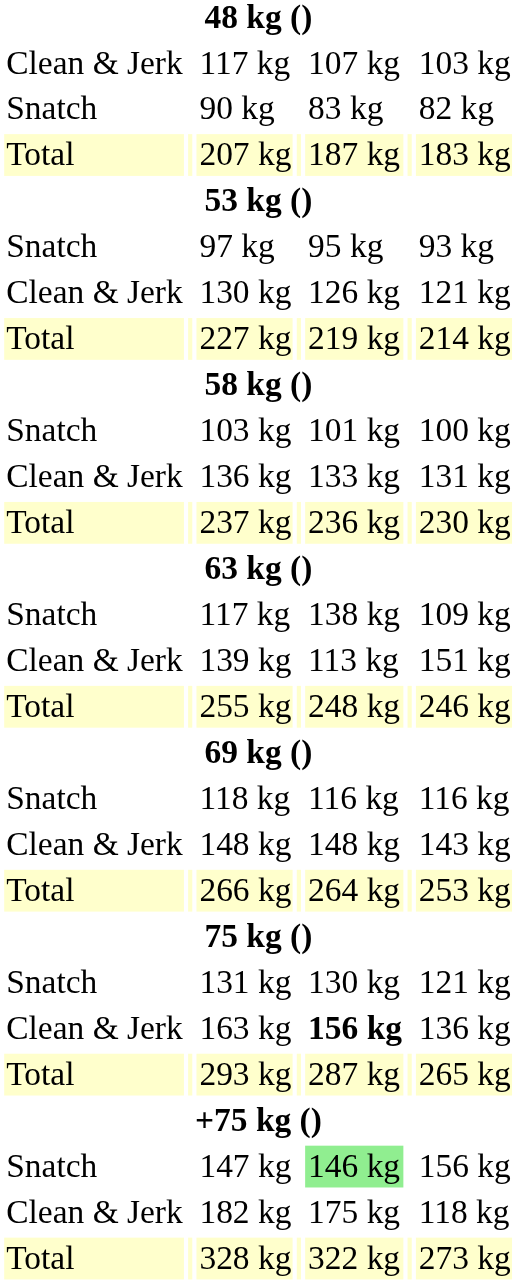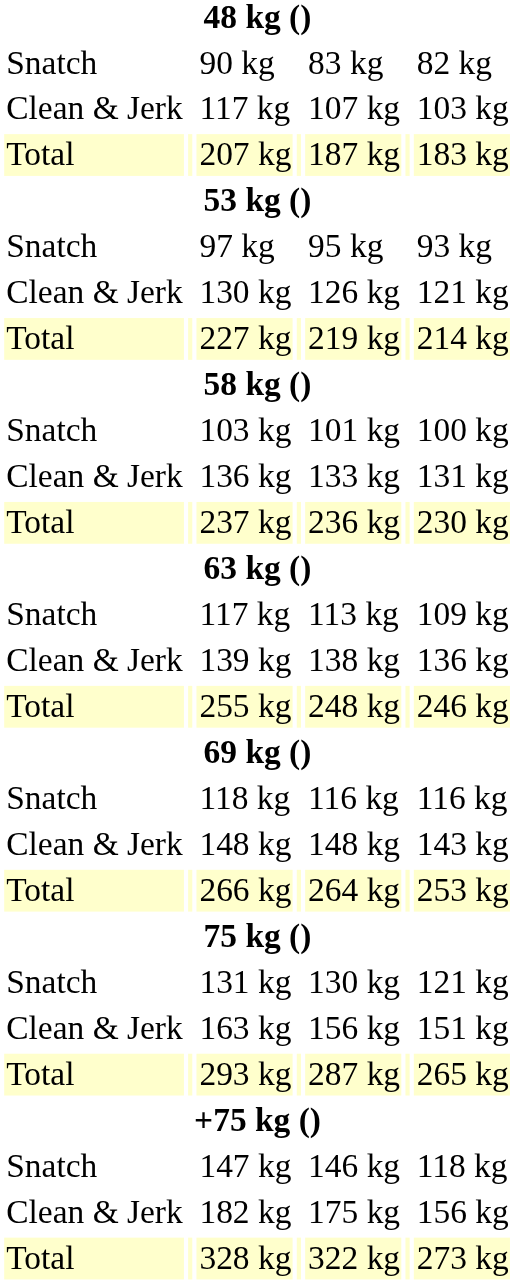rows swapped: (52, 108) <-> (94, 62)
(354, 614) 138 kg -> (353, 614) 113 kg
(353, 660) 113 kg -> (354, 660) 138 kg
(465, 660) 151 kg -> (463, 660) 136 kg
(355, 1028) bold -> (354, 1028) normal
(465, 1028) 136 kg -> (463, 1028) 151 kg
(354, 1166) lightgreen background -> (354, 1166) no background
(465, 1166) 156 kg -> (462, 1166) 118 kg
(464, 1212) 118 kg -> (463, 1212) 156 kg
